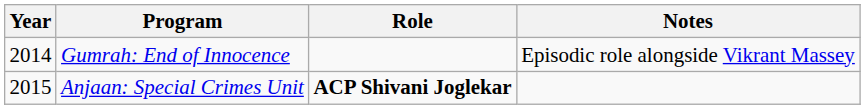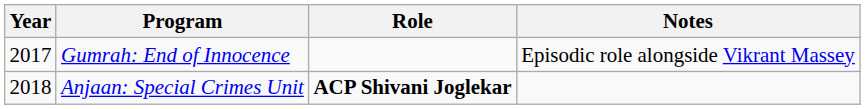(30, 54) 2014 -> (30, 54) 2017
(30, 87) 2015 -> (30, 87) 2018
